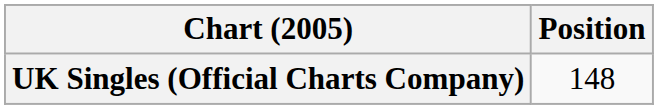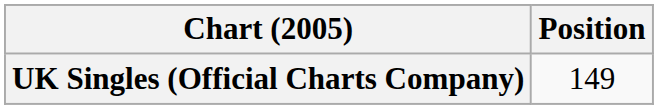(592, 78) 148 -> (592, 78) 149
